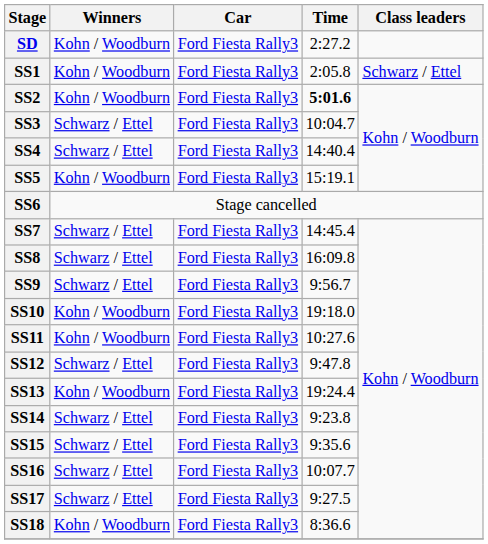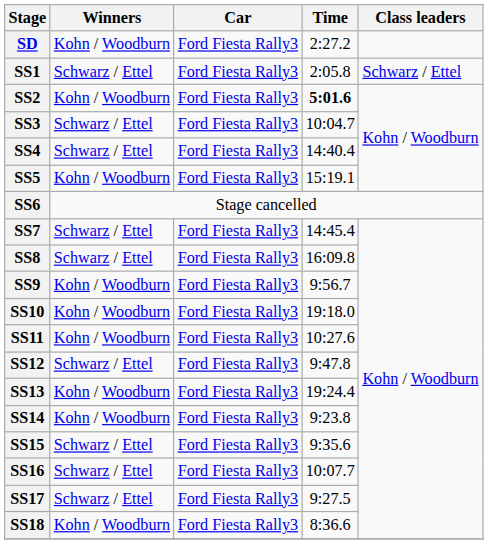(112, 70) Kohn / Woodburn -> (103, 70) Schwarz / Ettel
(103, 284) Schwarz / Ettel -> (112, 284) Kohn / Woodburn
(103, 417) Schwarz / Ettel -> (112, 417) Kohn / Woodburn
